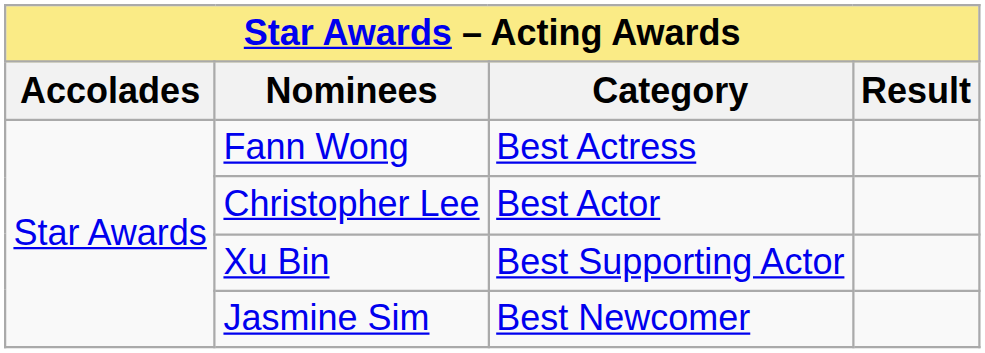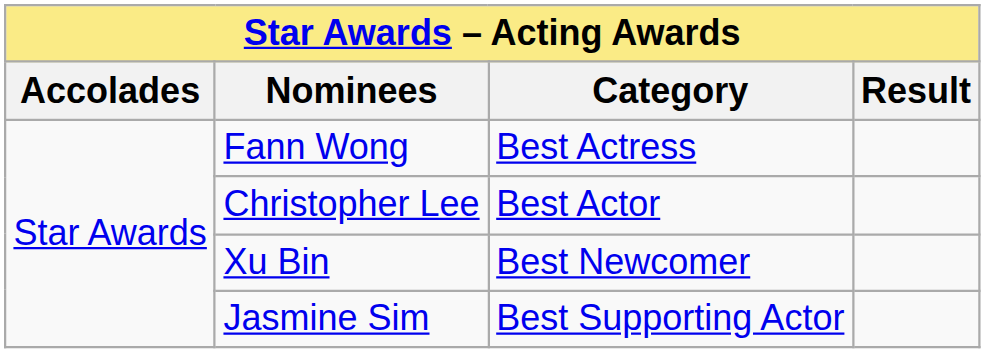(670, 261) Best Supporting Actor -> (623, 261) Best Newcomer
(623, 318) Best Newcomer -> (670, 318) Best Supporting Actor
